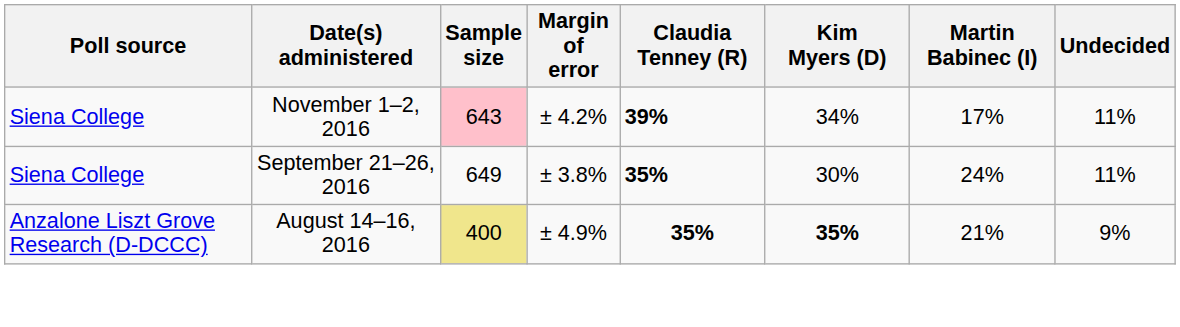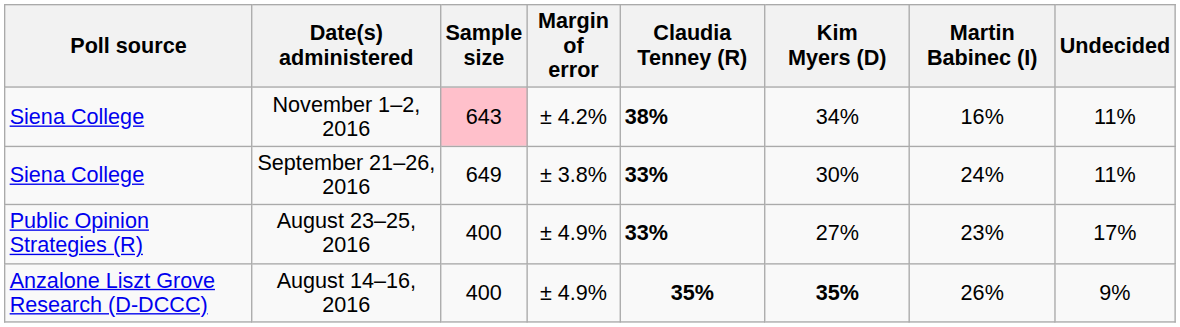(646, 116) 39% -> (646, 116) 38%
(982, 116) 17% -> (982, 116) 16%
(646, 175) 35% -> (646, 175) 33%
+ row: (346, 233)
(484, 233) khaki background -> (484, 292) no background
(982, 233) 21% -> (982, 292) 26%
